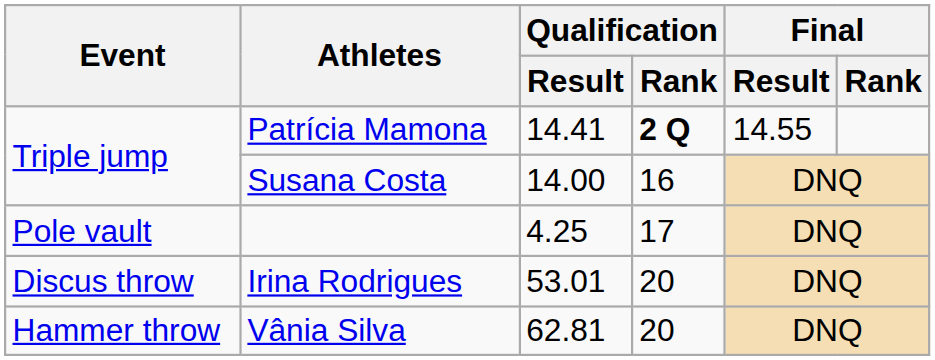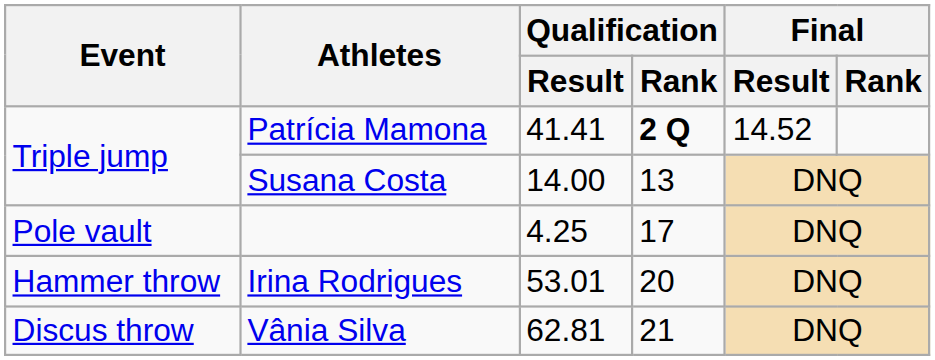(566, 131) 14.41 -> (566, 131) 41.41
(772, 131) 14.55 -> (772, 131) 14.52
(657, 181) 16 -> (657, 181) 13
(103, 281) Discus throw -> (116, 281) Hammer throw
(116, 331) Hammer throw -> (103, 331) Discus throw
(657, 331) 20 -> (657, 331) 21
